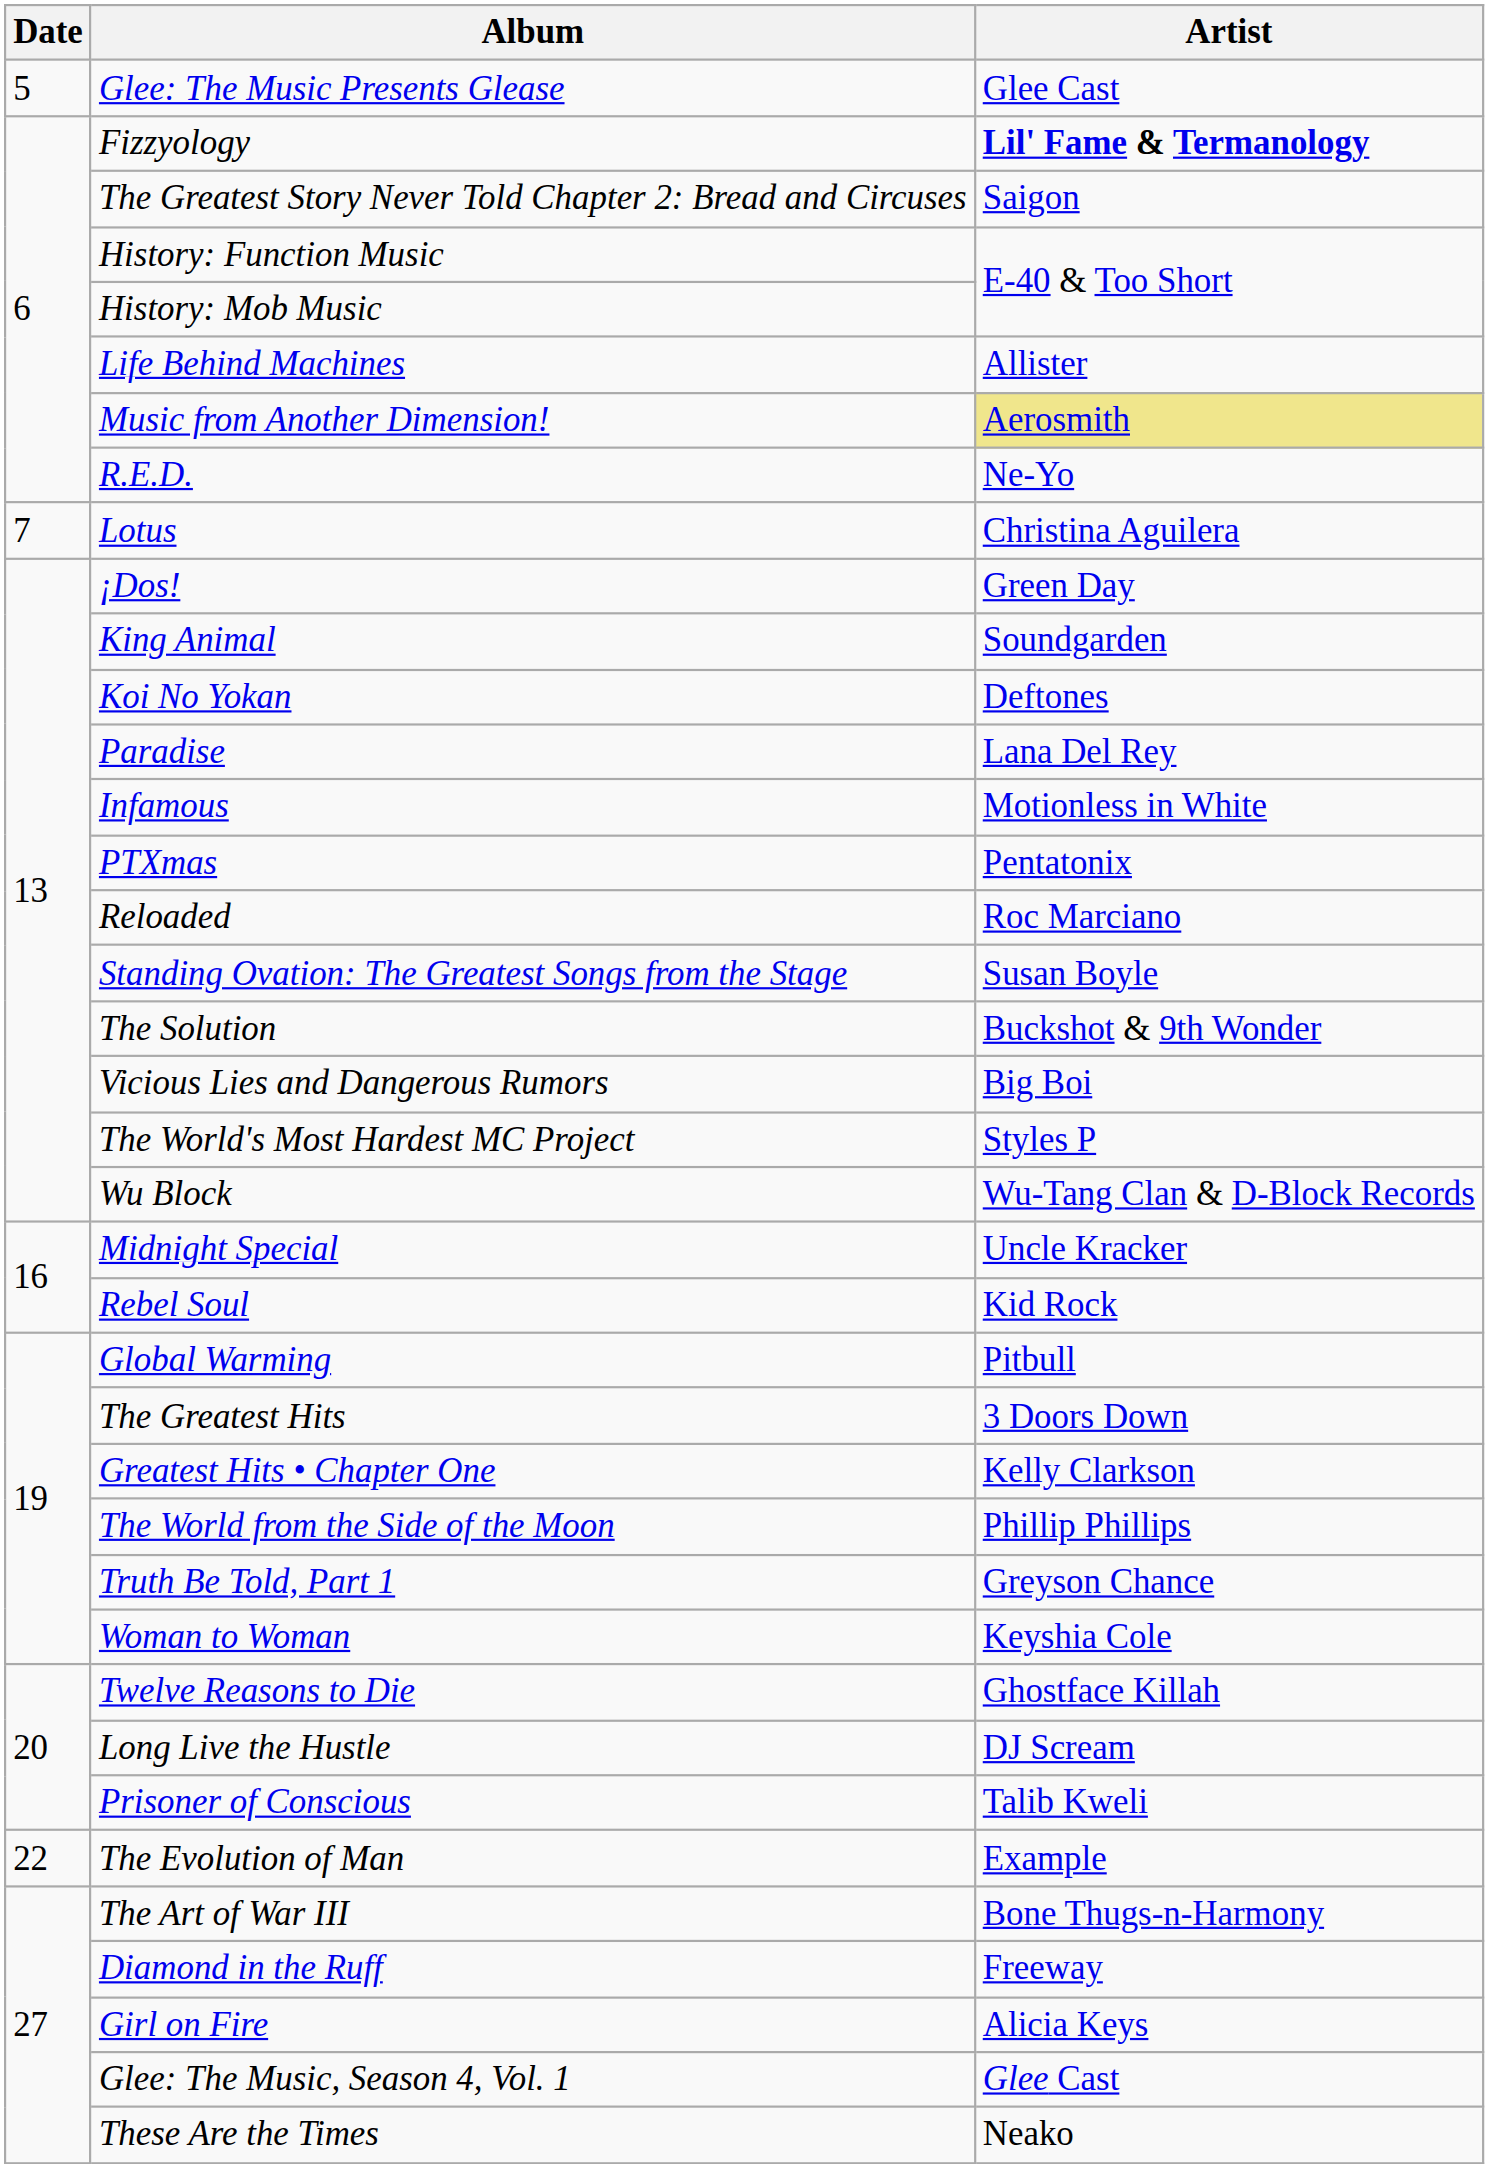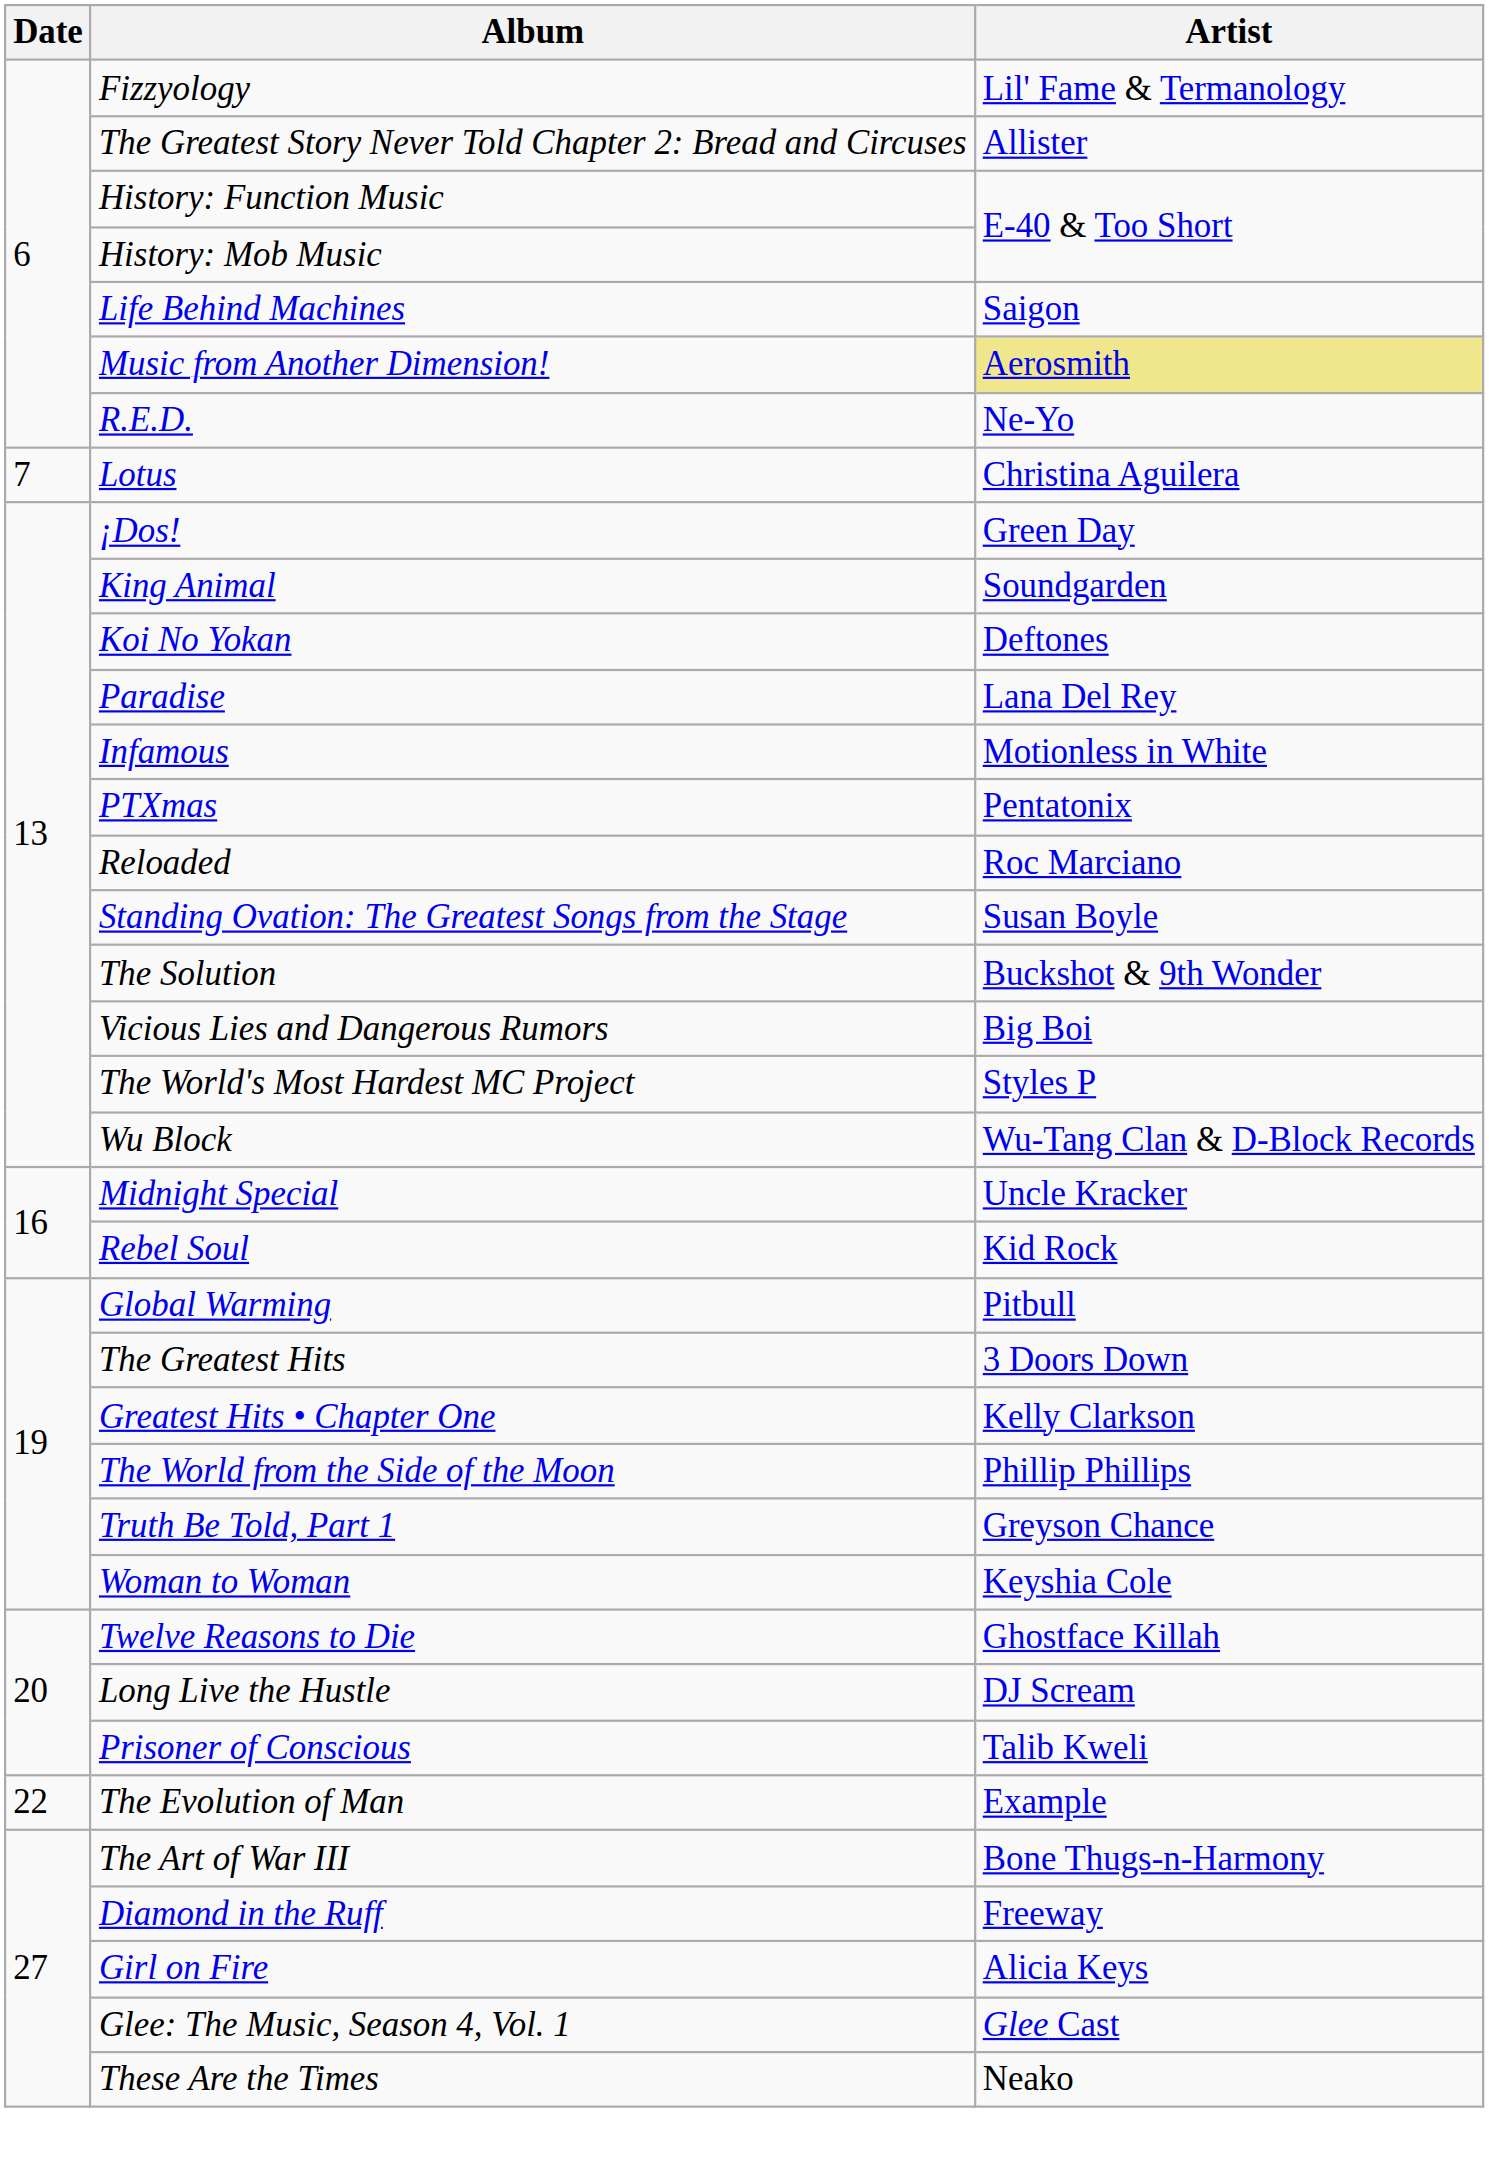- row: (332, 87)
(1176, 142) bold -> (1164, 87) normal
(1031, 198) Saigon -> (1035, 142) Allister
(1035, 364) Allister -> (1031, 308) Saigon
